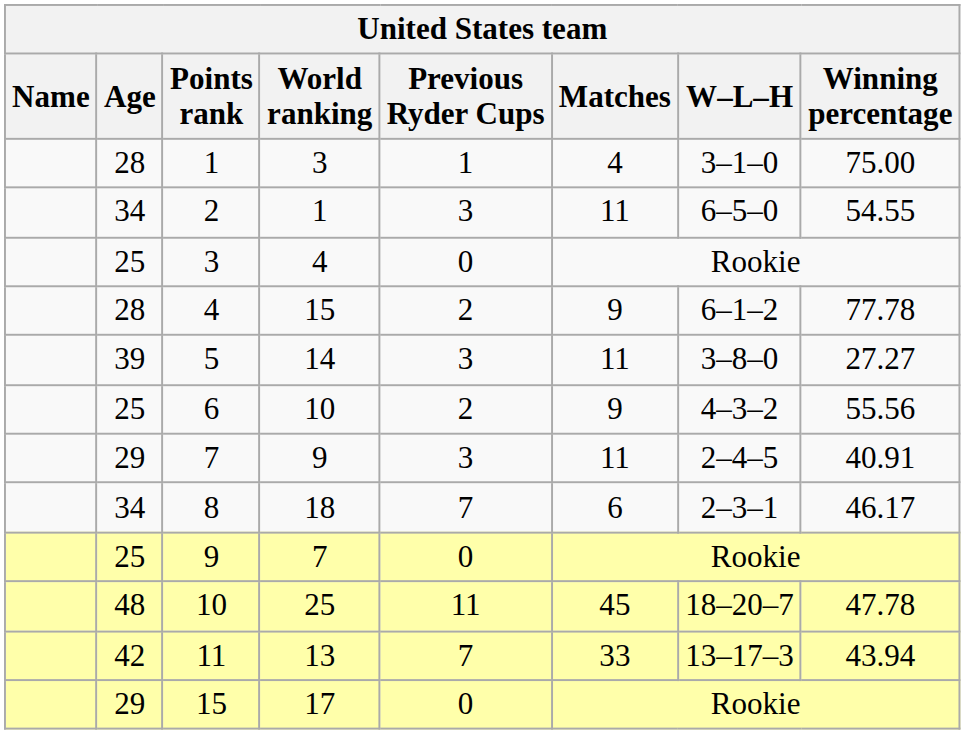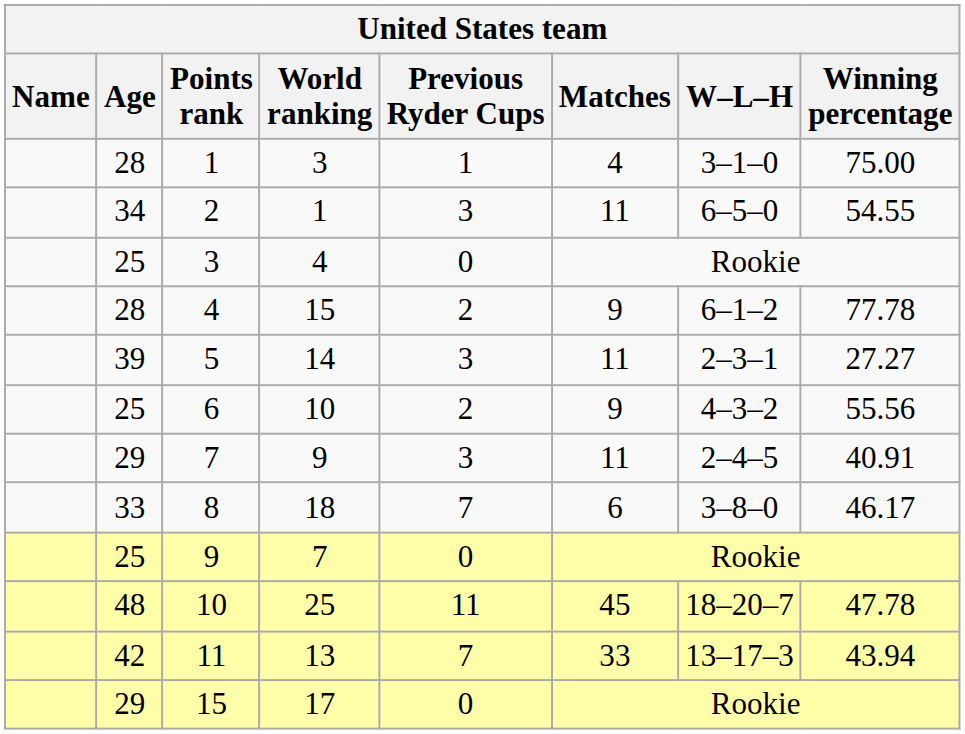(740, 359) 3–8–0 -> (740, 359) 2–3–1
(130, 507) 34 -> (130, 507) 33
(740, 507) 2–3–1 -> (740, 507) 3–8–0
